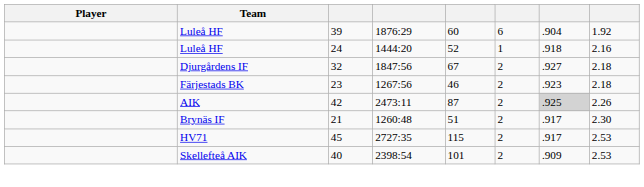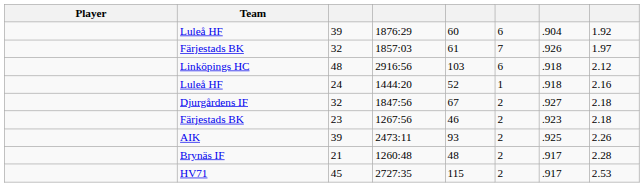+ row: (394, 48)
+ row: (394, 66)
(336, 102) 42 -> (336, 137) 39
(453, 102) 87 -> (453, 137) 93
(552, 102) lightgrey background -> (552, 137) no background
(453, 119) 51 -> (453, 155) 48
(602, 119) 2.30 -> (602, 155) 2.28
- row: (394, 155)
